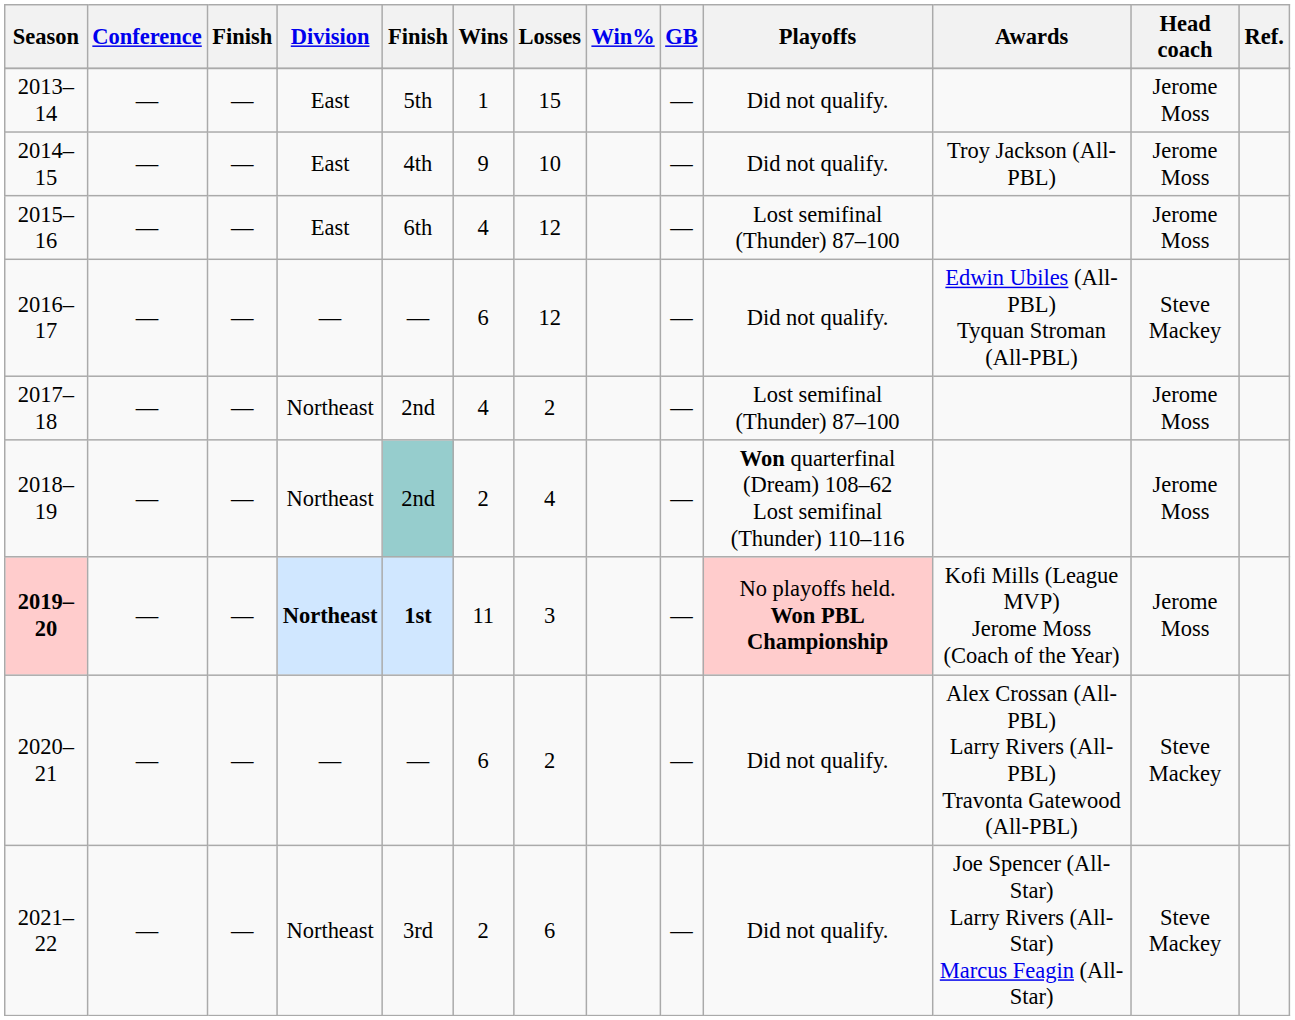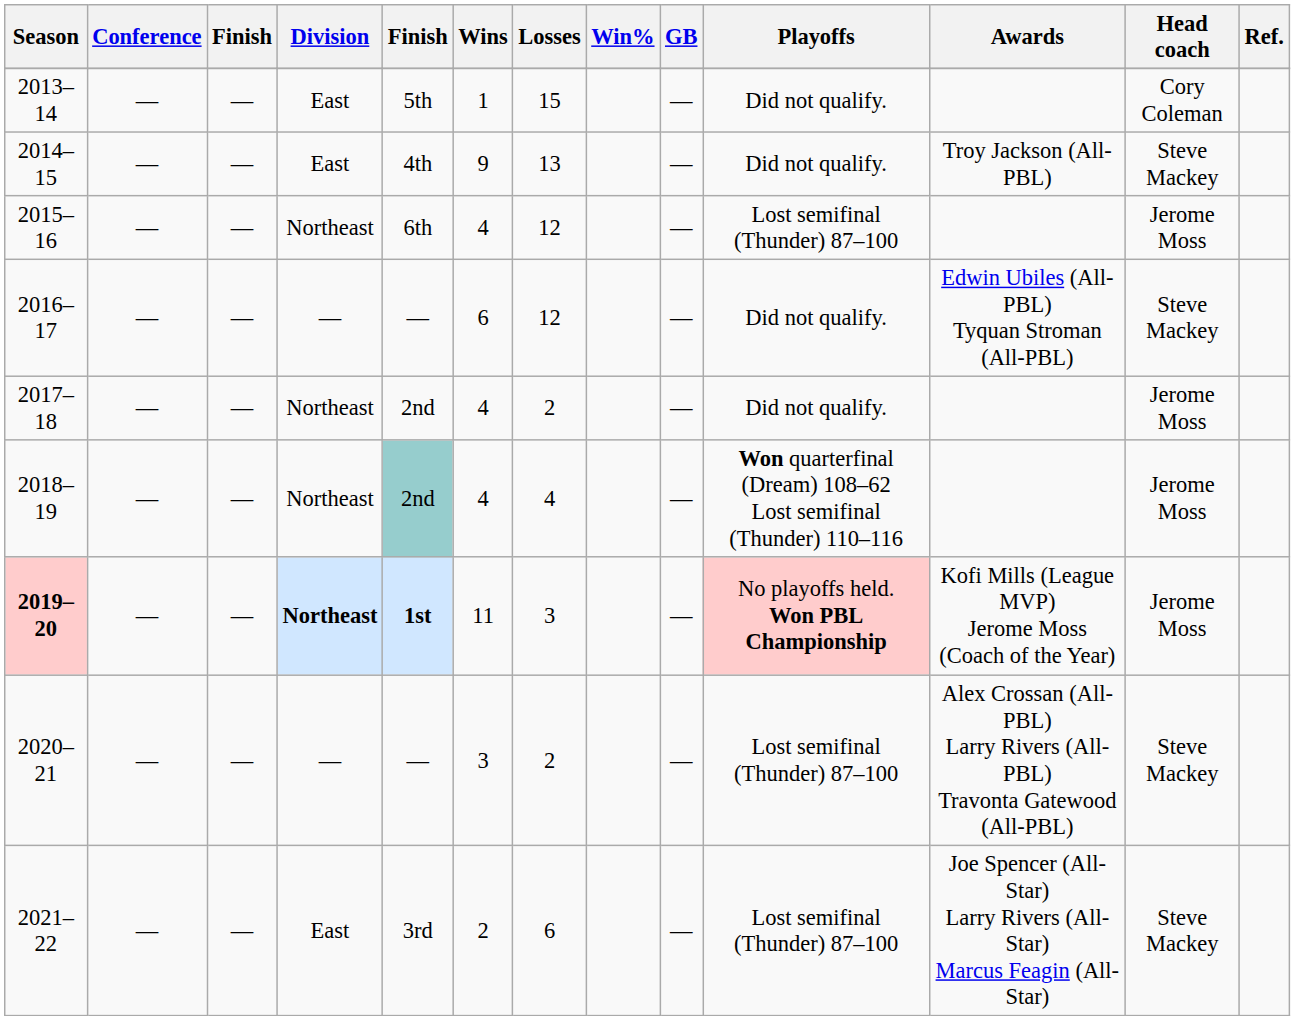(1185, 100) Jerome Moss -> (1182, 100) Cory Coleman
(550, 164) 10 -> (550, 164) 13
(1185, 164) Jerome Moss -> (1182, 164) Steve Mackey
(330, 227) East -> (330, 227) Northeast
(818, 408) Lost semifinal (Thunder) 87–100 -> (816, 408) Did not qualify.
(483, 498) 2 -> (483, 498) 4
(483, 759) 6 -> (483, 759) 3
(818, 759) Did not qualify. -> (816, 759) Lost semifinal (Thunder) 87–100
(330, 929) Northeast -> (330, 929) East
(818, 929) Did not qualify. -> (816, 929) Lost semifinal (Thunder) 87–100
